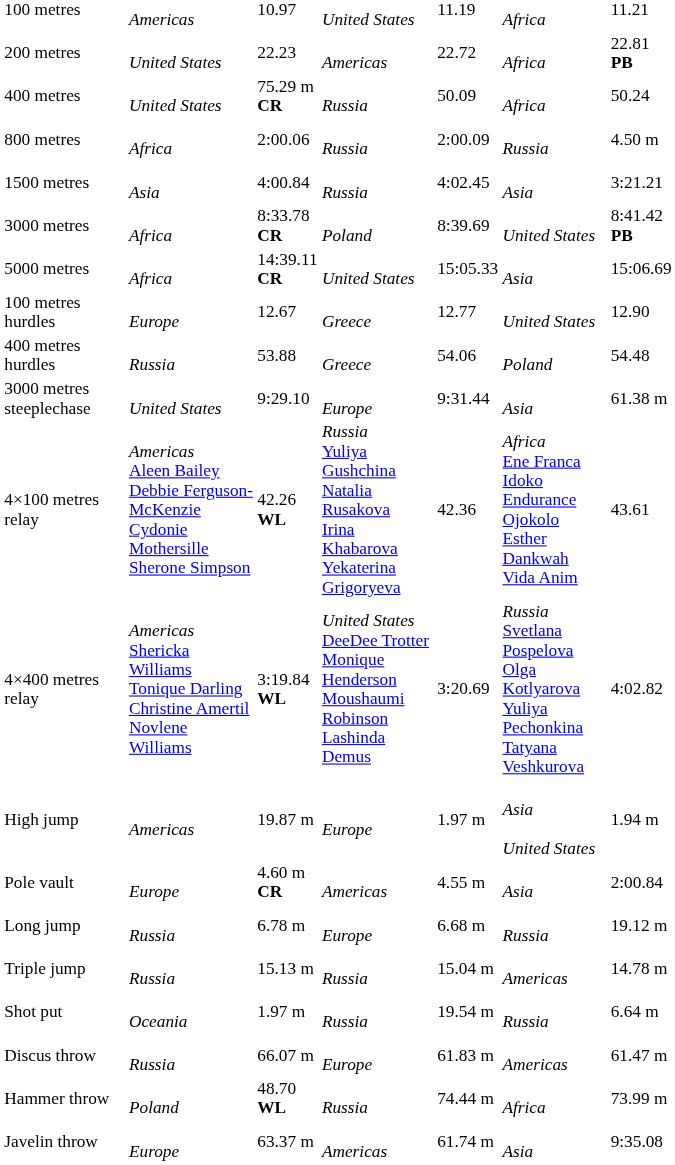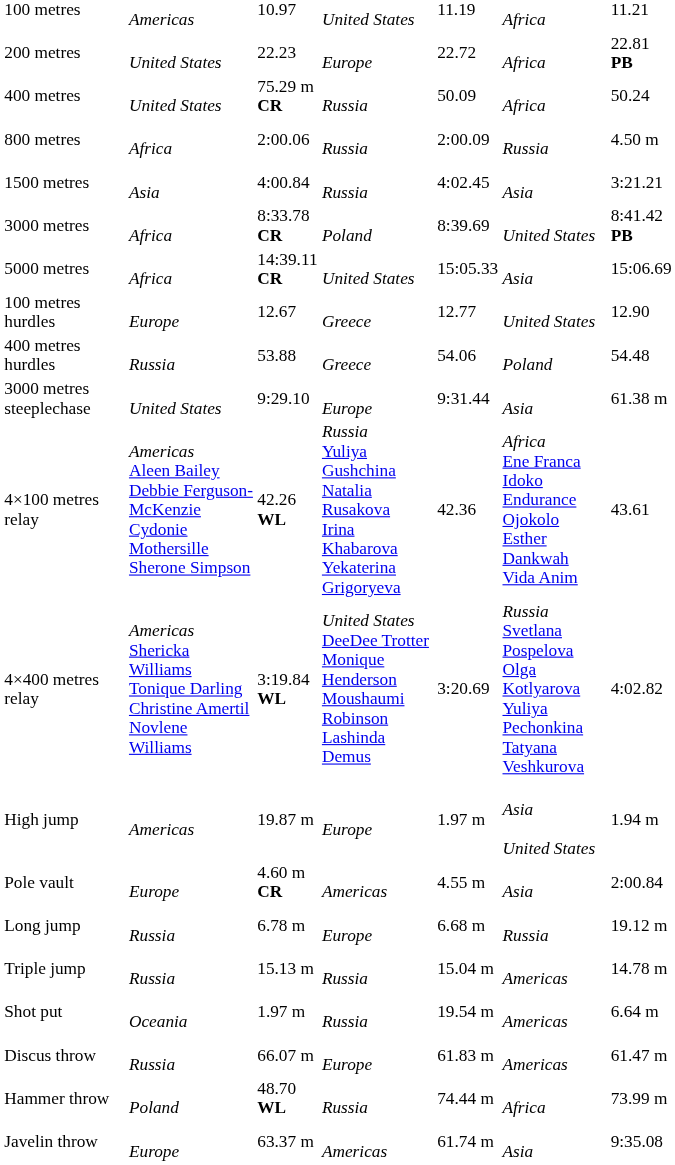(355, 62) Americas -> (347, 62) Europe
(526, 1021) Russia -> (535, 1021) Americas
